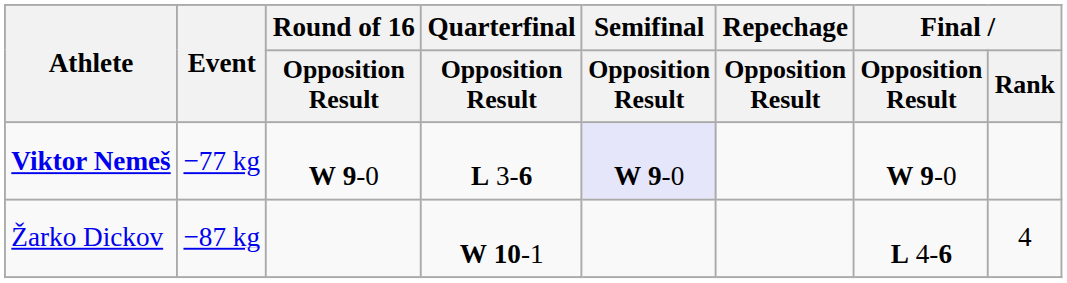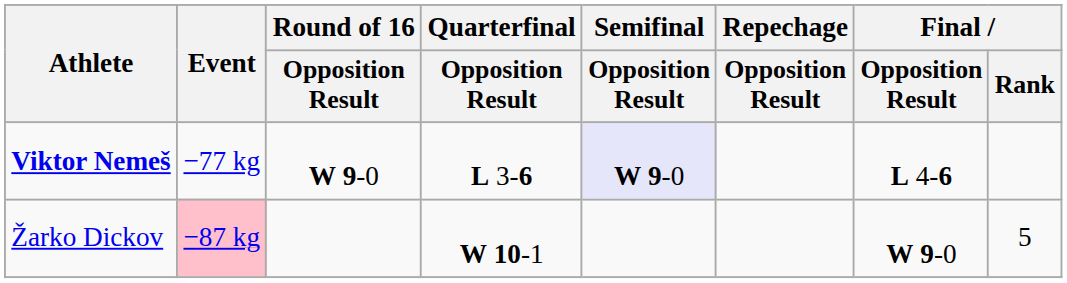(921, 177) W 9-0 -> (921, 177) L 4-6
(222, 238) no background -> (222, 238) pink background
(921, 254) L 4-6 -> (921, 254) W 9-0
(1025, 238) 4 -> (1025, 238) 5
